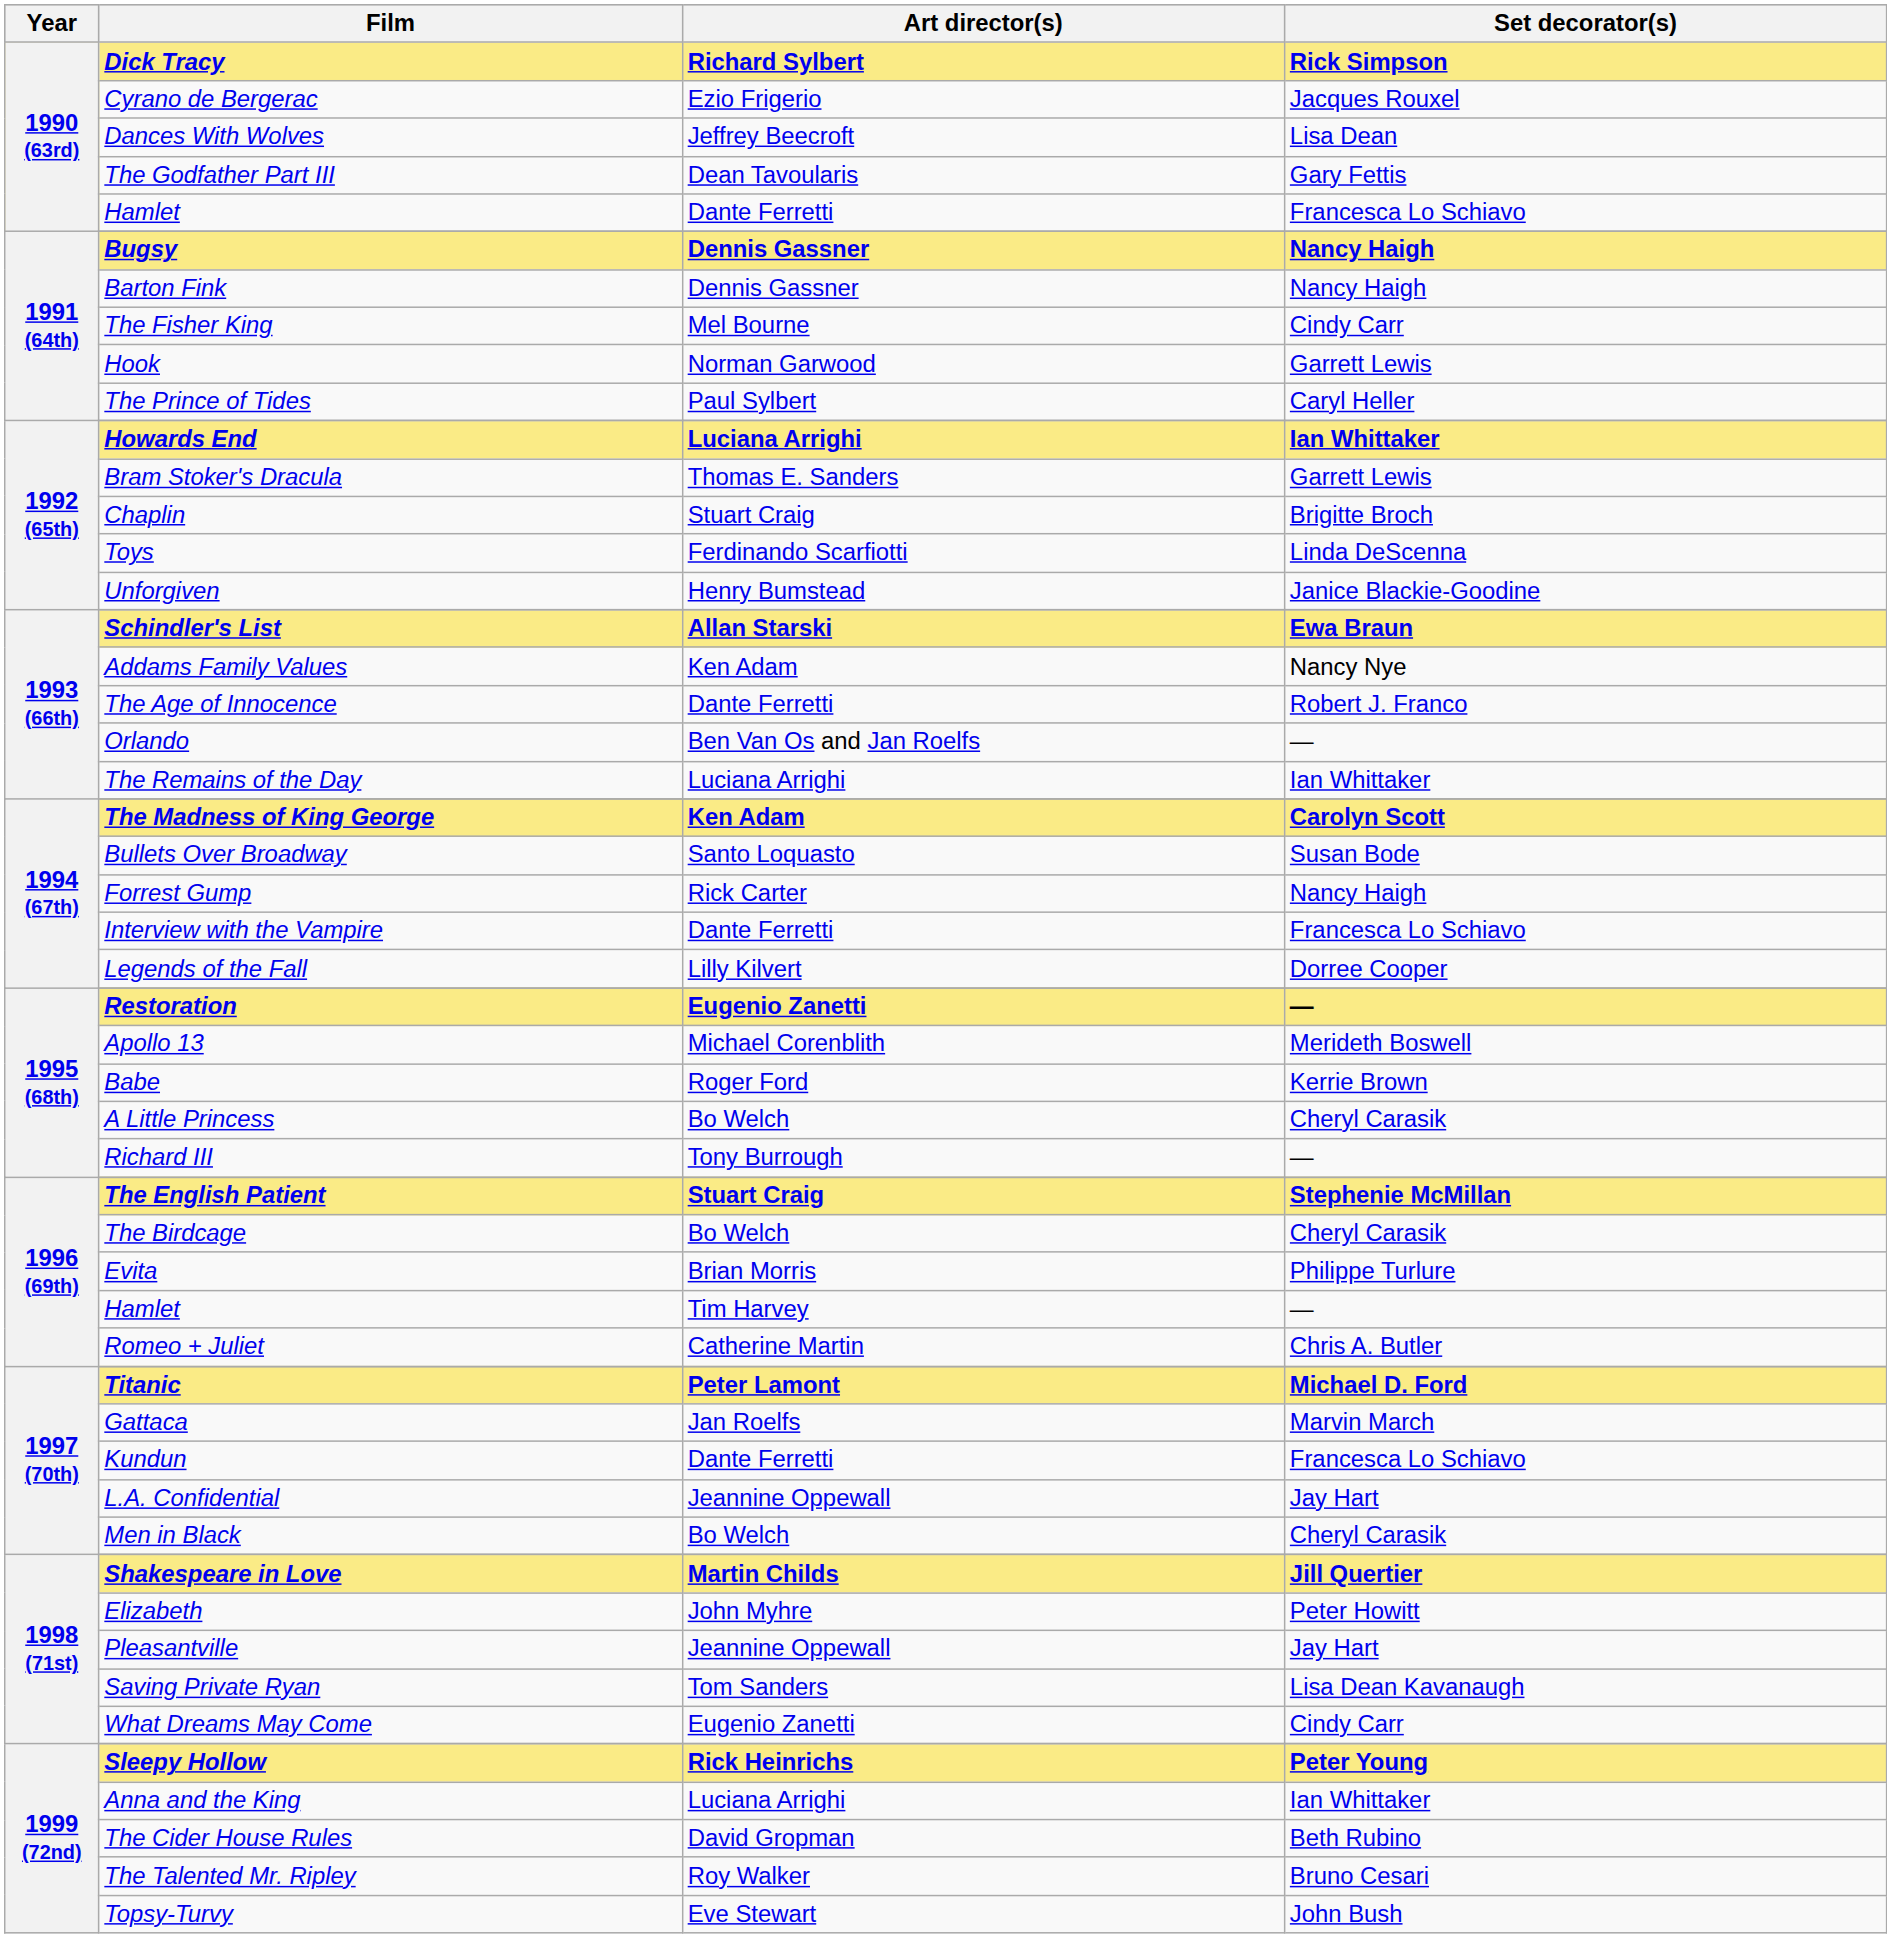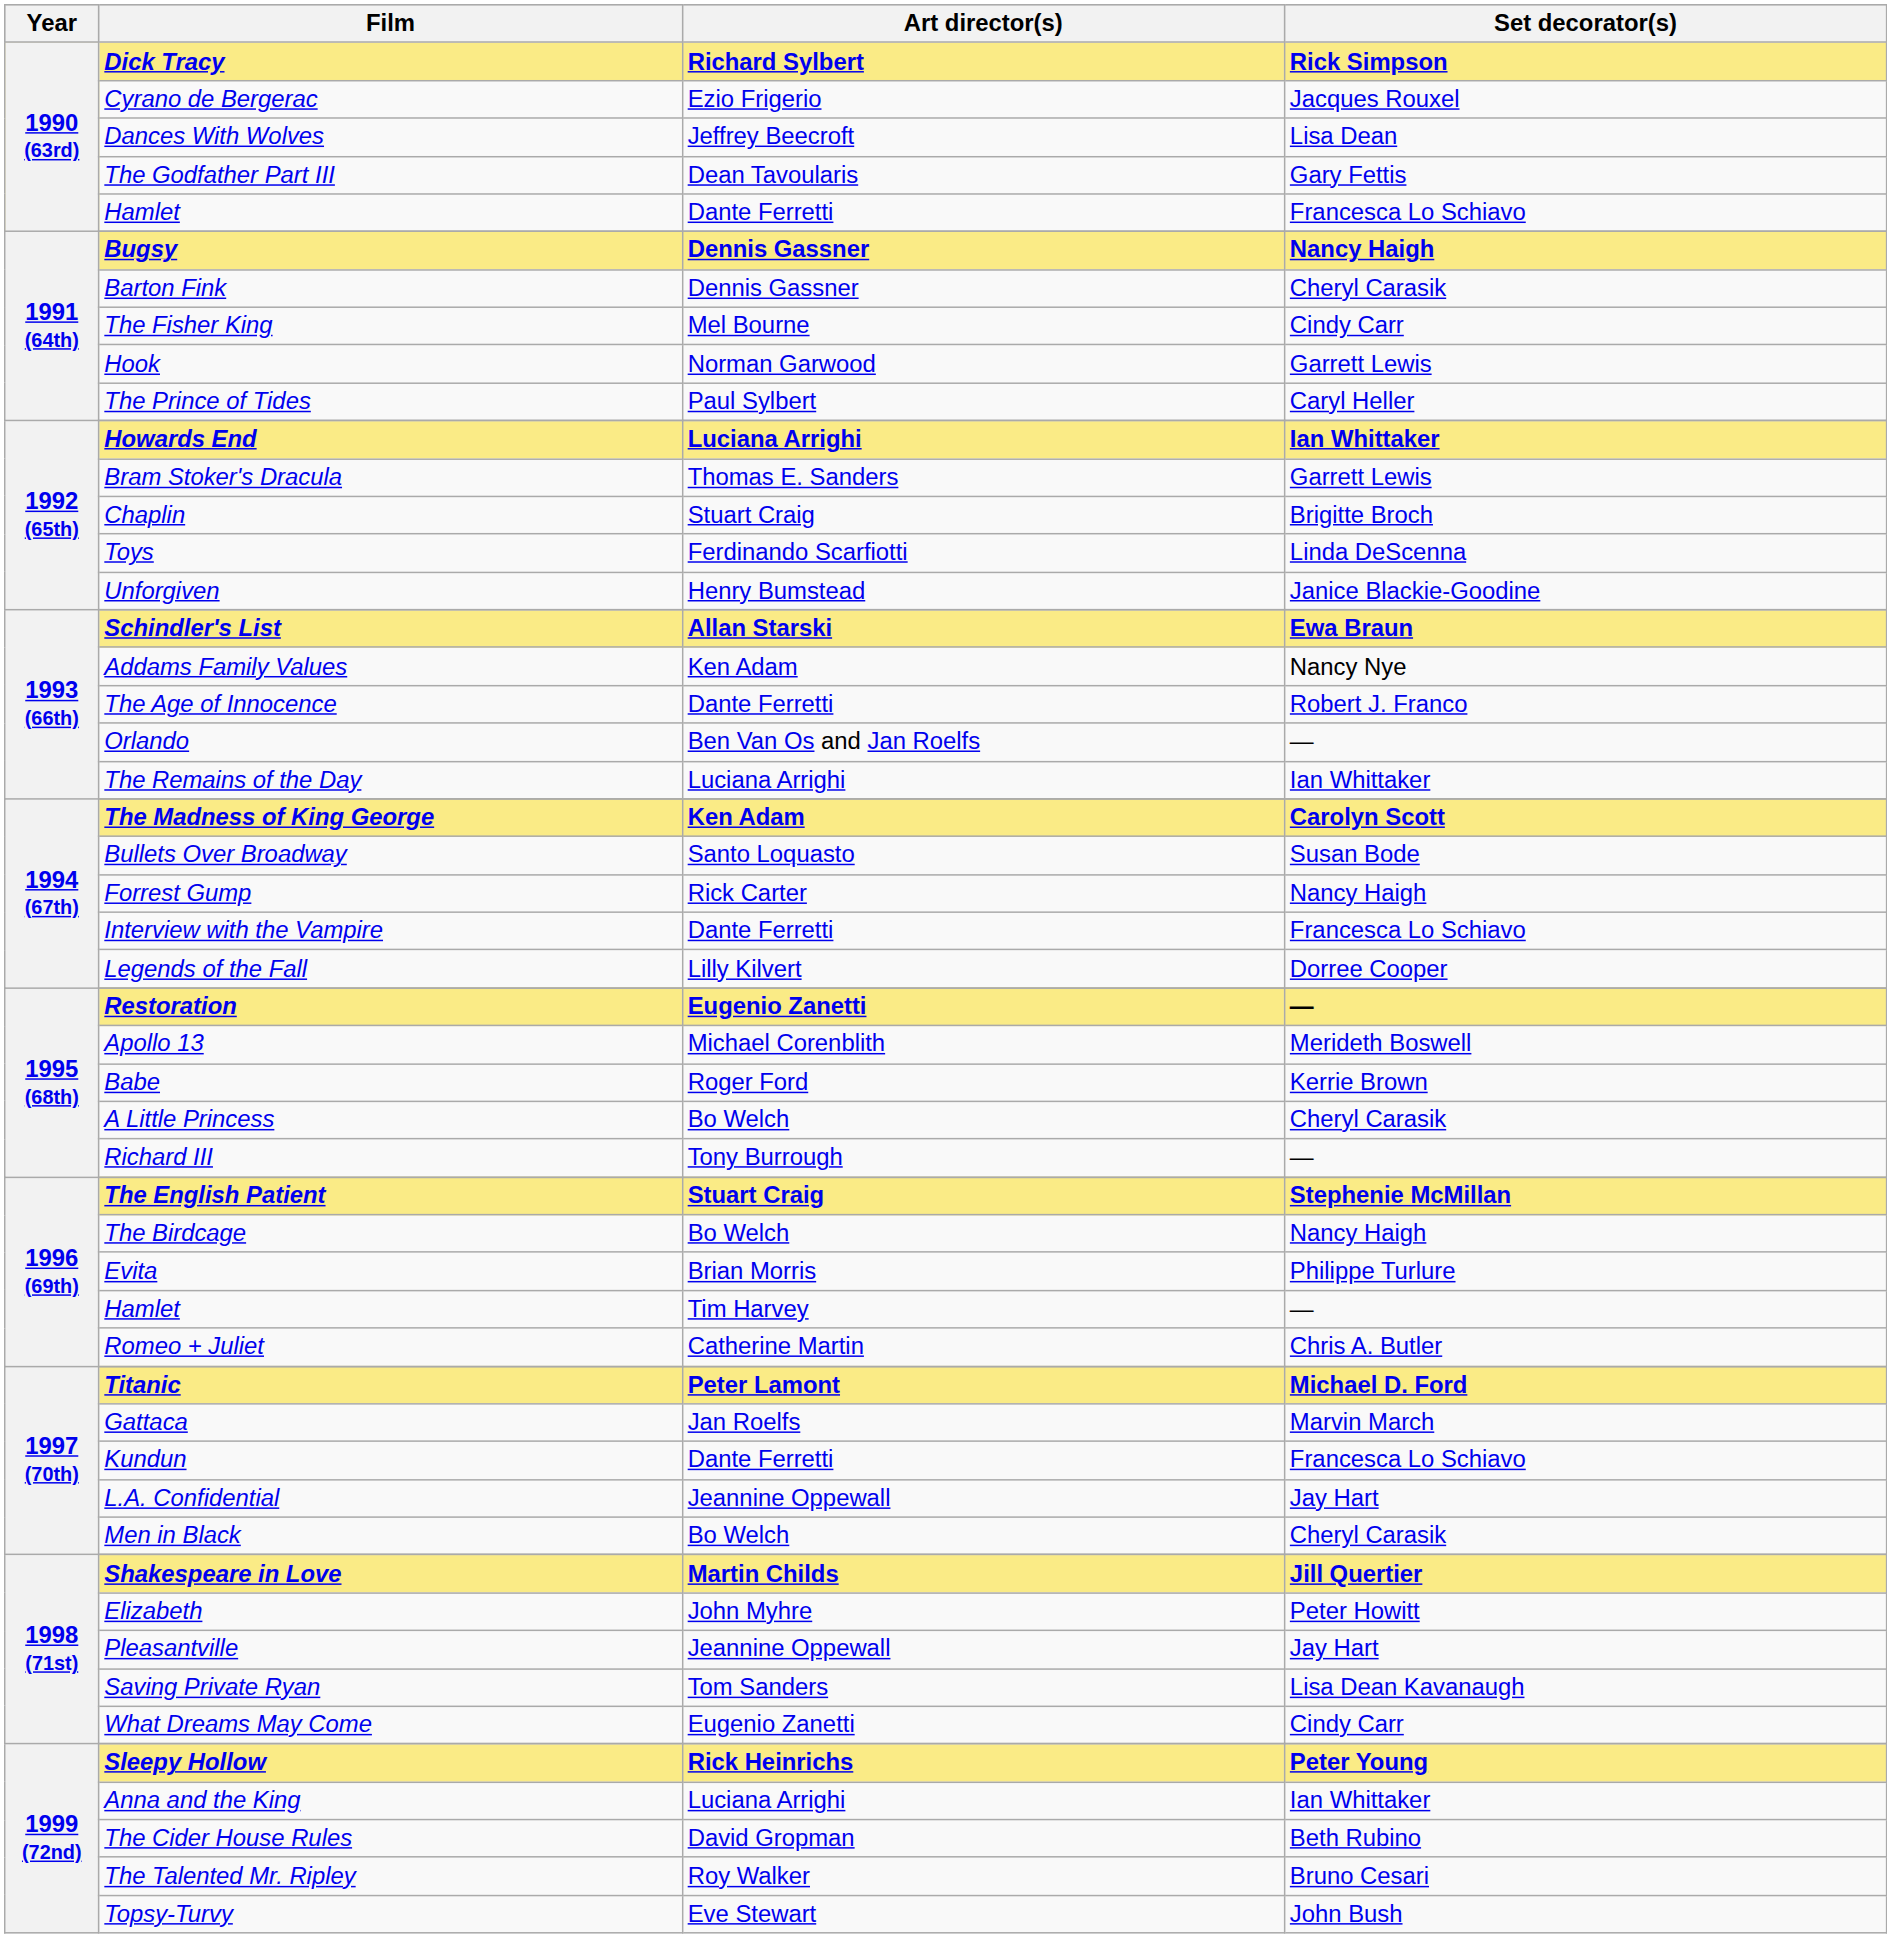(1358, 288) Nancy Haigh -> (1368, 288) Cheryl Carasik
(1368, 1233) Cheryl Carasik -> (1358, 1233) Nancy Haigh
